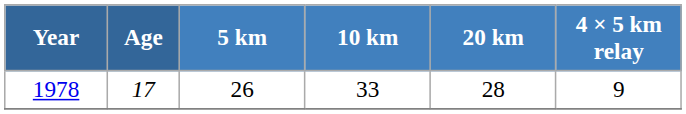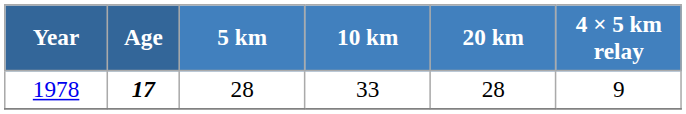(143, 89) normal -> (143, 89) bold
(242, 89) 26 -> (242, 89) 28
